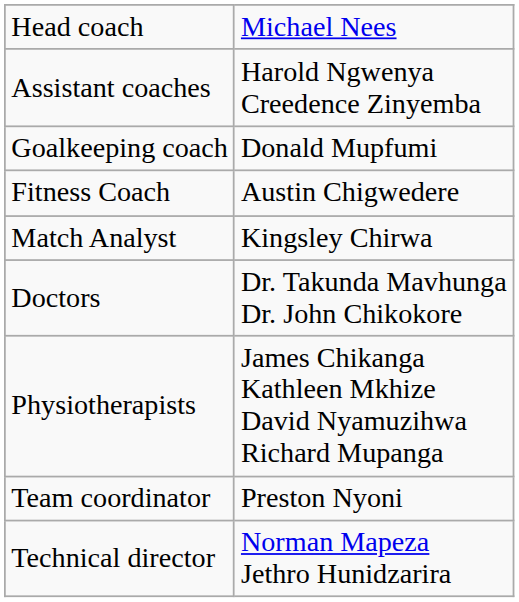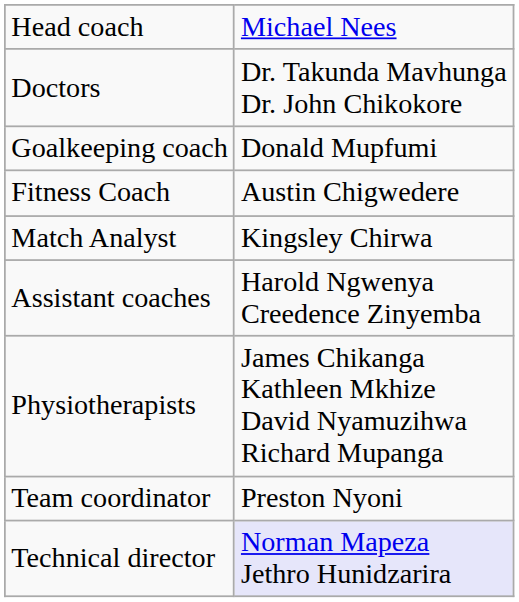rows swapped: (111, 87) <-> (56, 297)
(346, 558) no background -> (346, 558) lavender background
